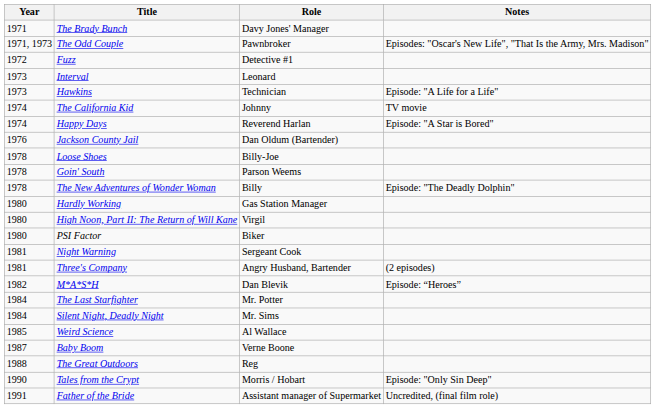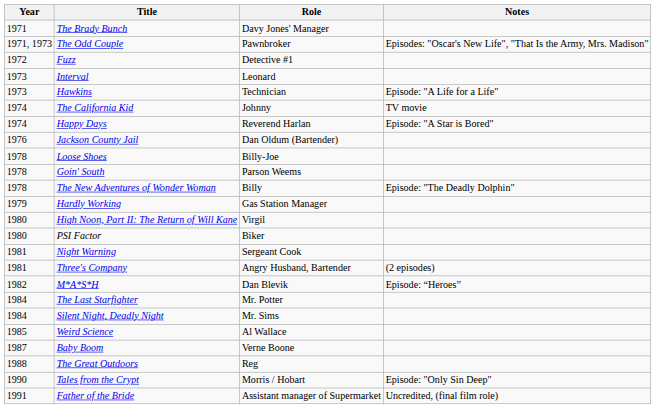(17, 204) 1980 -> (17, 204) 1979
